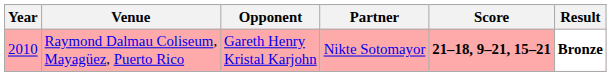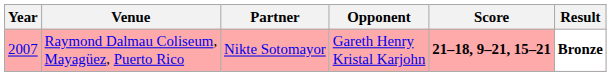columns swapped: (374, 17) <-> (270, 17)
(23, 50) 2010 -> (23, 50) 2007
